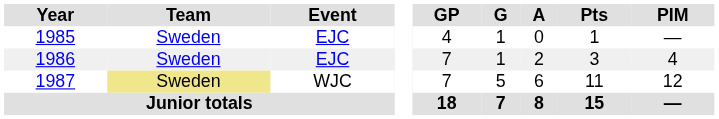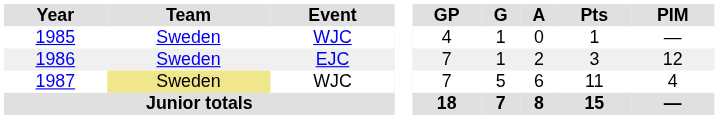(332, 37) EJC -> (332, 37) WJC
(673, 59) 4 -> (673, 59) 12
(673, 81) 12 -> (673, 81) 4
